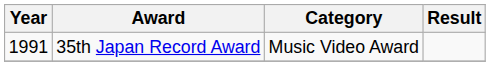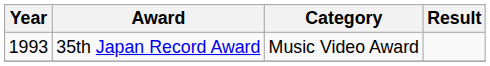(28, 46) 1991 -> (28, 46) 1993
